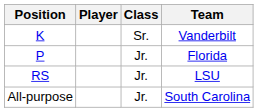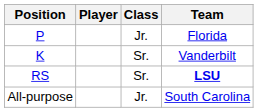rows swapped: (40, 55) <-> (40, 35)
(141, 76) Jr. -> (141, 76) Sr.
(207, 76) normal -> (207, 76) bold
